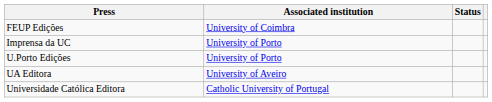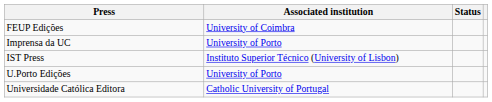+ row: (25, 58)
- row: (29, 74)
